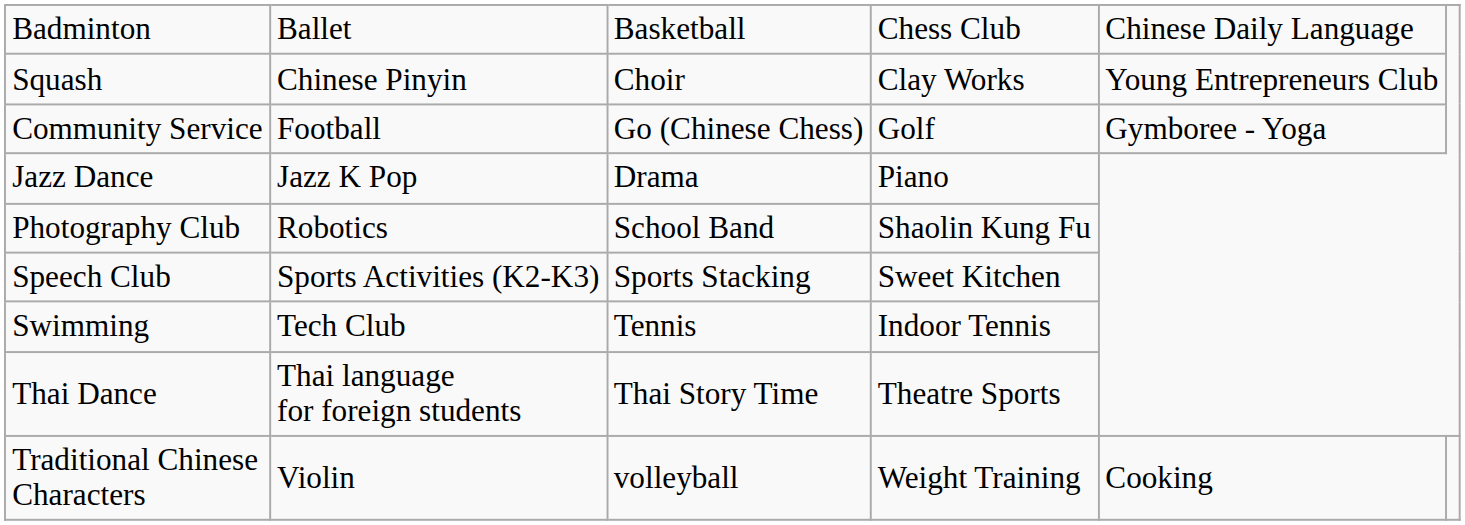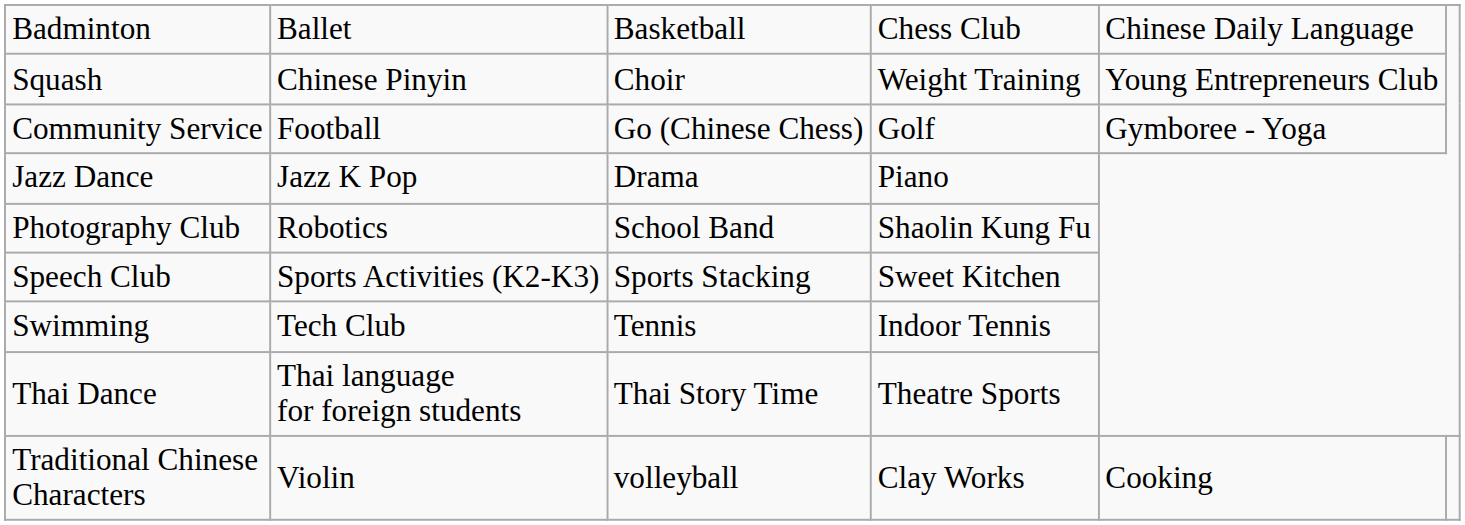(951, 78) Clay Works -> (979, 78) Weight Training
(979, 477) Weight Training -> (951, 477) Clay Works
